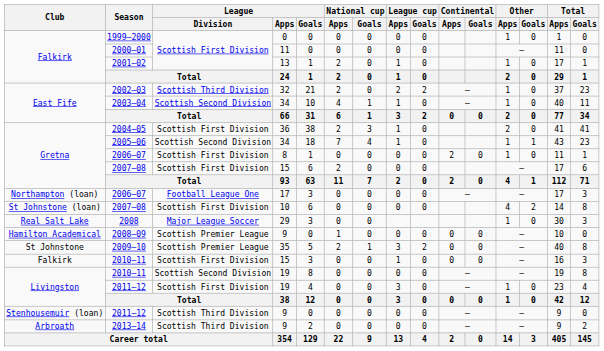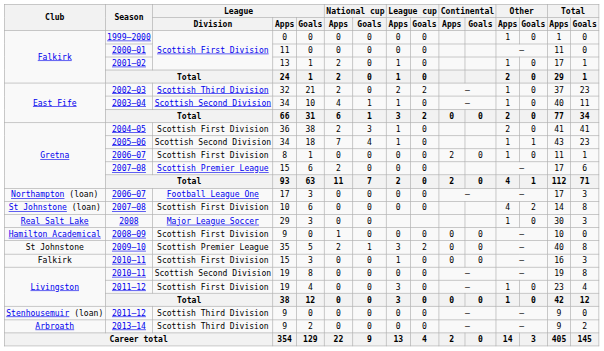(213, 169) Scottish First Division -> (213, 169) Scottish Premier League
(213, 234) Scottish Premier League -> (213, 234) Scottish First Division
